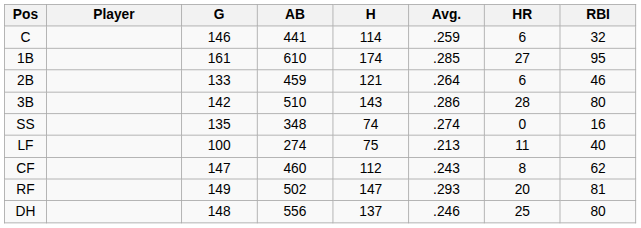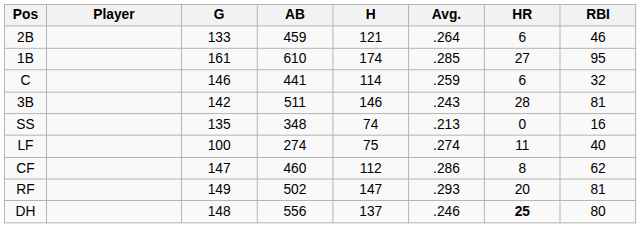rows swapped: (25, 37) <-> (25, 80)
(295, 102) 510 -> (295, 102) 511
(371, 102) 143 -> (371, 102) 146
(447, 102) .286 -> (447, 102) .243
(598, 102) 80 -> (598, 102) 81
(447, 124) .274 -> (447, 124) .213
(447, 146) .213 -> (447, 146) .274
(447, 168) .243 -> (447, 168) .286
(522, 211) normal -> (522, 211) bold
